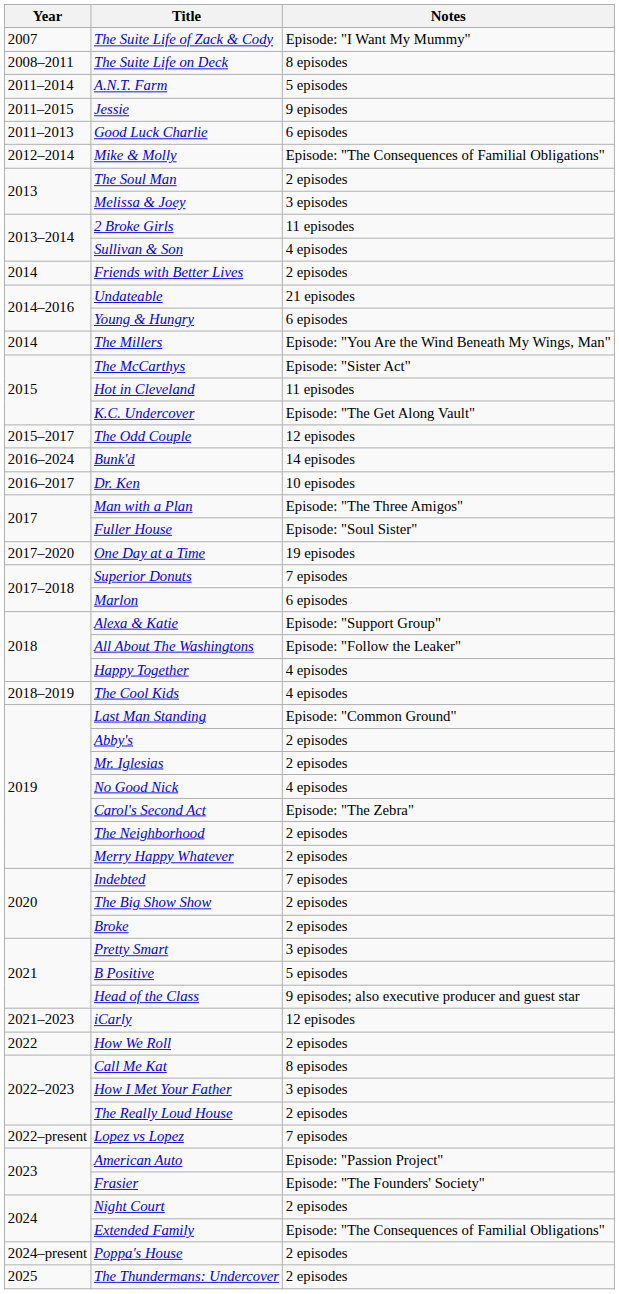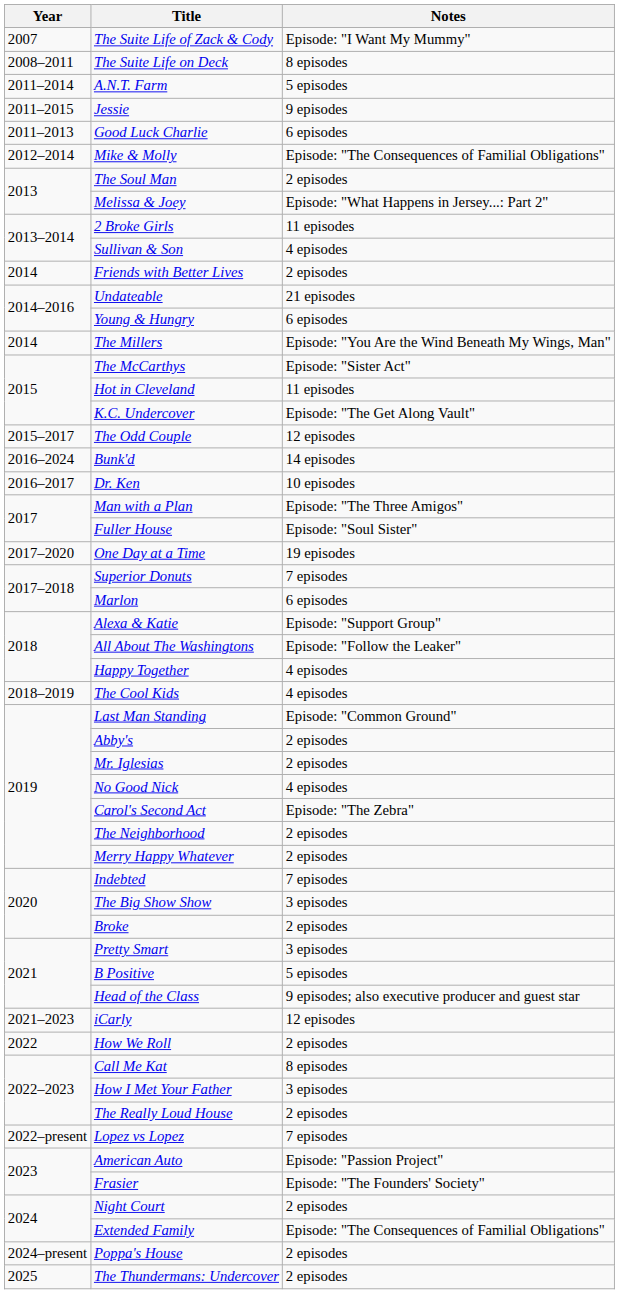(317, 202) 3 episodes -> (417, 202) Episode: "What Happens in Jersey...: Part 2"
(317, 903) 2 episodes -> (317, 903) 3 episodes
